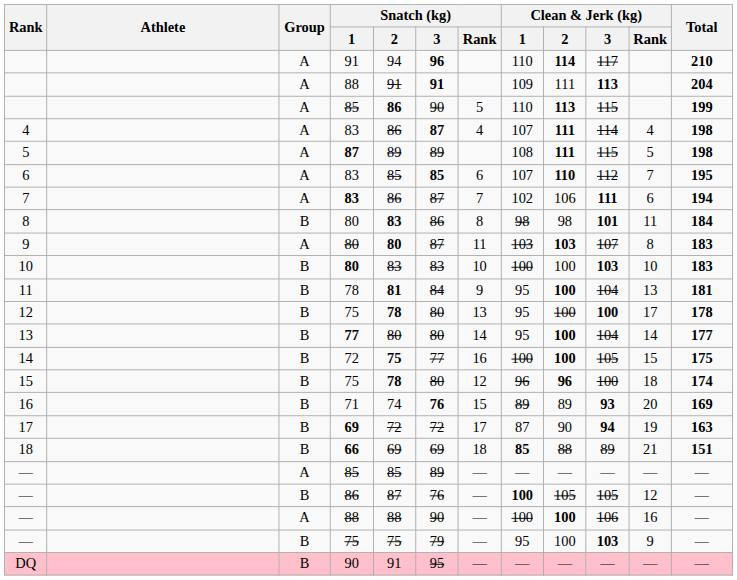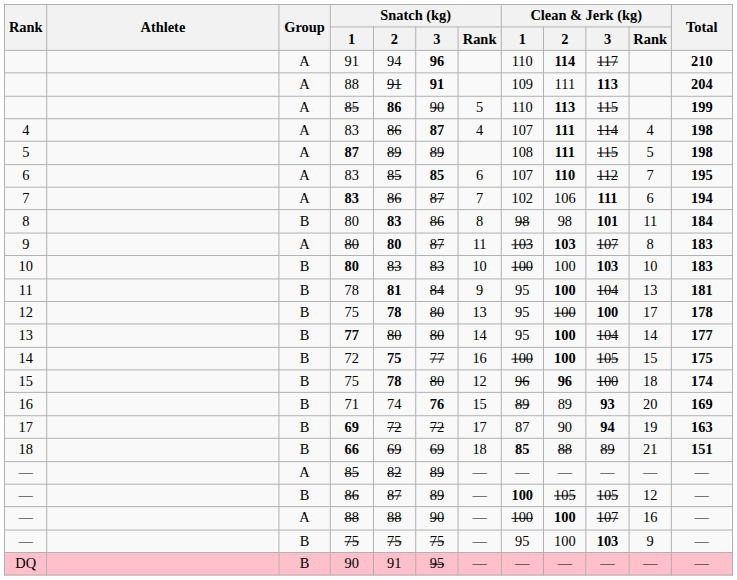(394, 472) 85 -> (394, 472) 82
(437, 495) 76 -> (437, 495) 89
(608, 518) 106 -> (608, 518) 107
(437, 541) 79 -> (437, 541) 75
